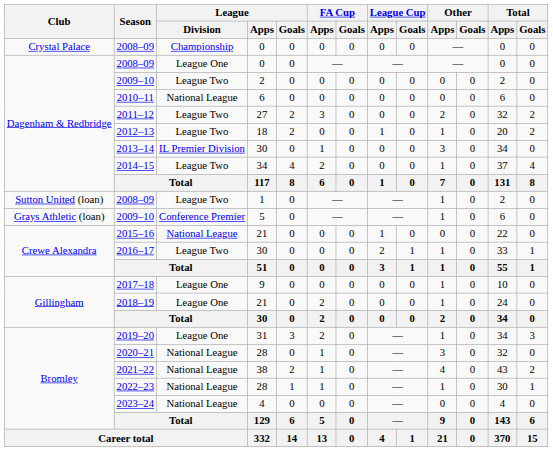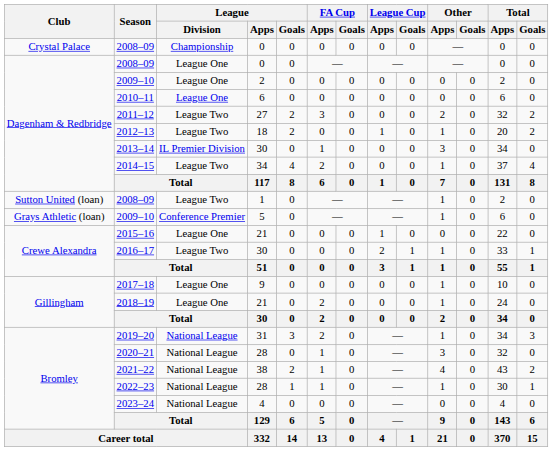(202, 81) League Two -> (202, 81) League One
(202, 98) National League -> (202, 98) League One
(202, 234) National League -> (202, 234) League One
(202, 336) League One -> (202, 336) National League
